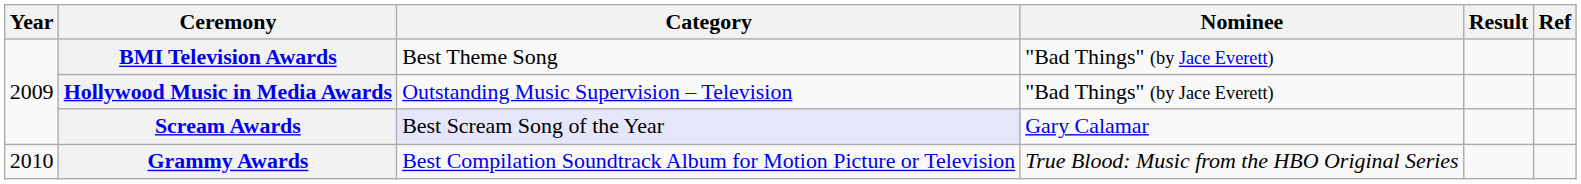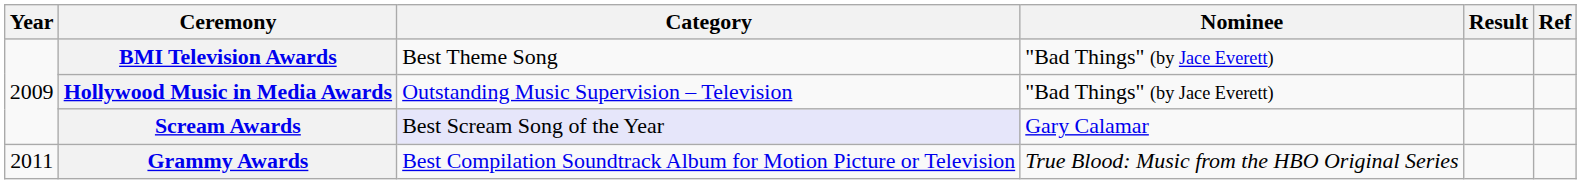(32, 160) 2010 -> (32, 160) 2011
